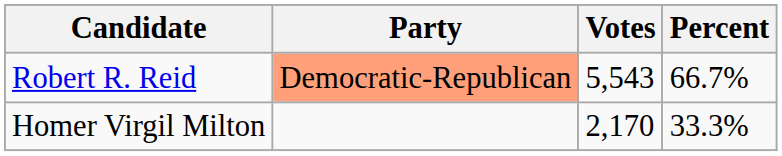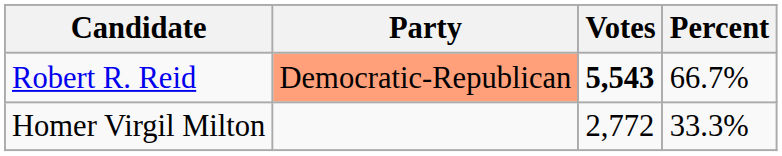(620, 77) normal -> (620, 77) bold
(620, 125) 2,170 -> (620, 125) 2,772
